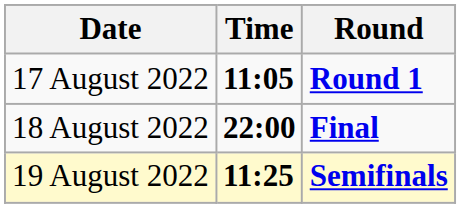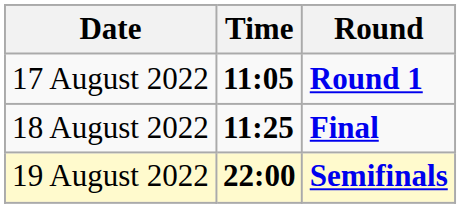(259, 127) 22:00 -> (258, 127) 11:25
(258, 176) 11:25 -> (259, 176) 22:00
